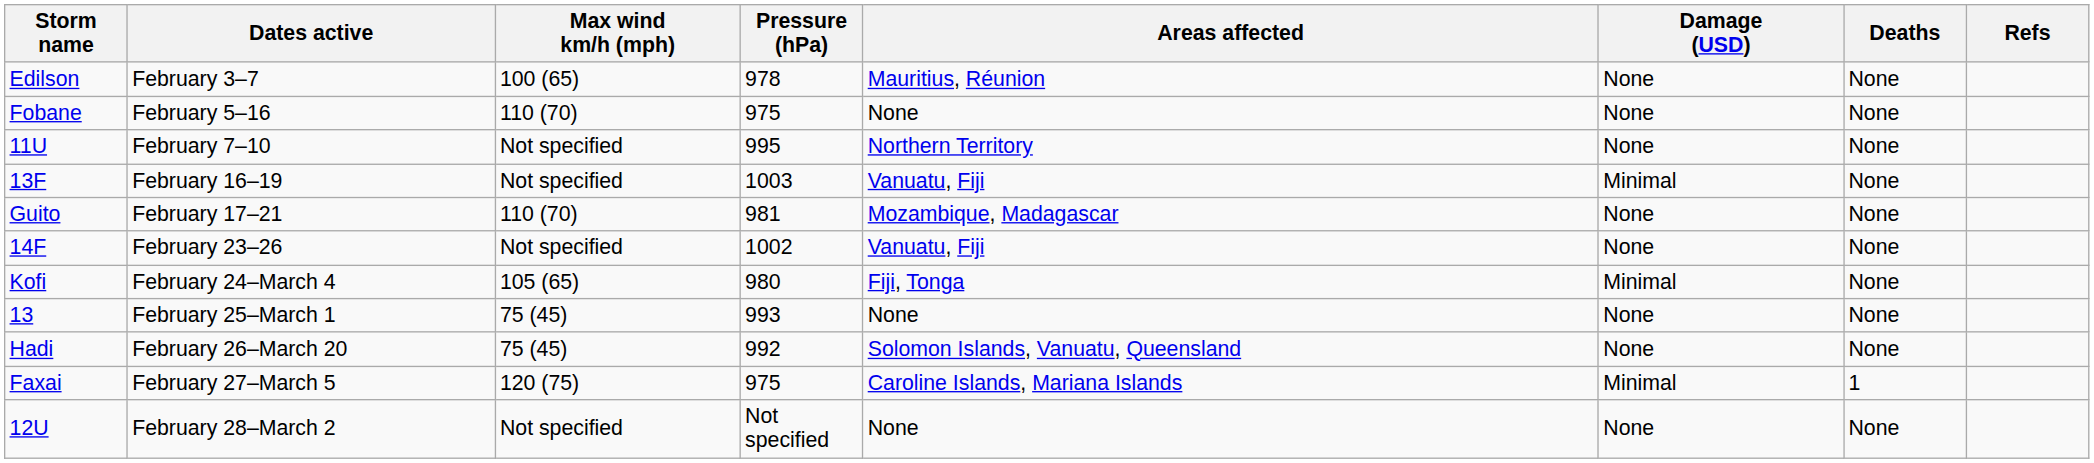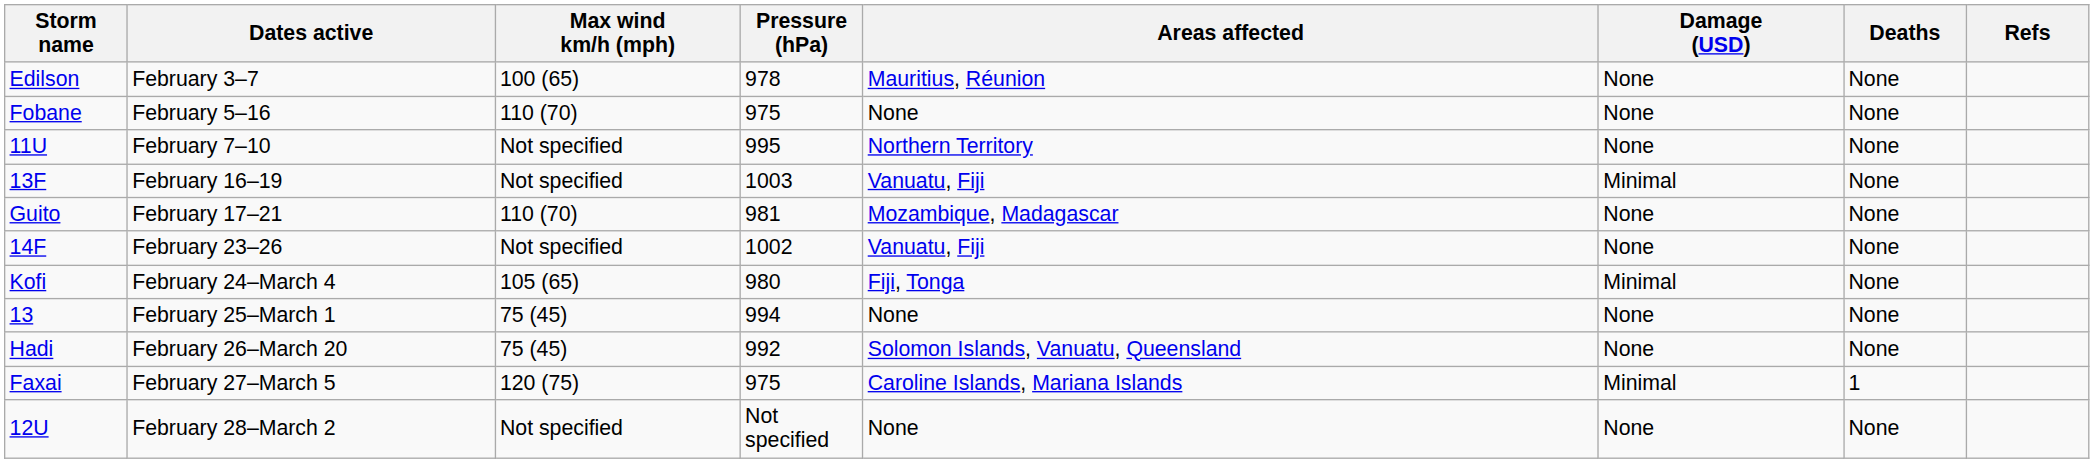(763, 315) 993 -> (763, 315) 994
